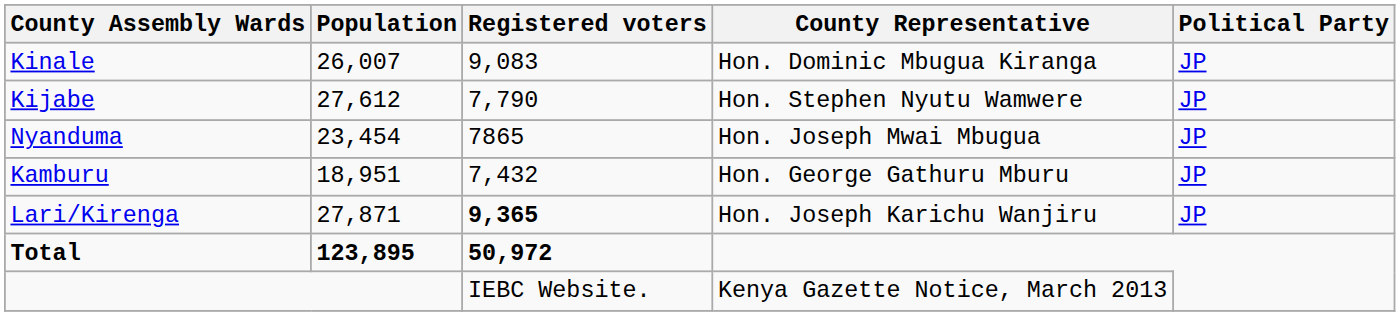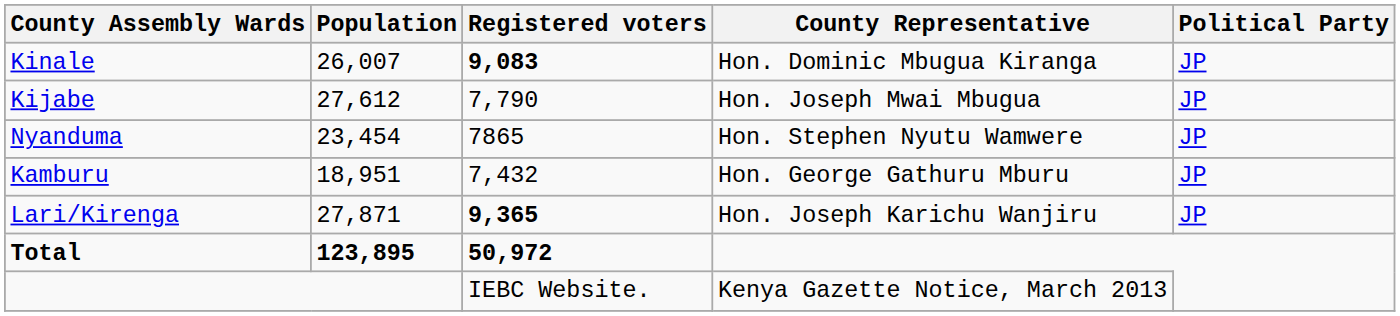(503, 62) normal -> (503, 62) bold
(900, 100) Hon. Stephen Nyutu Wamwere -> (879, 100) Hon. Joseph Mwai Mbugua
(879, 138) Hon. Joseph Mwai Mbugua -> (900, 138) Hon. Stephen Nyutu Wamwere
